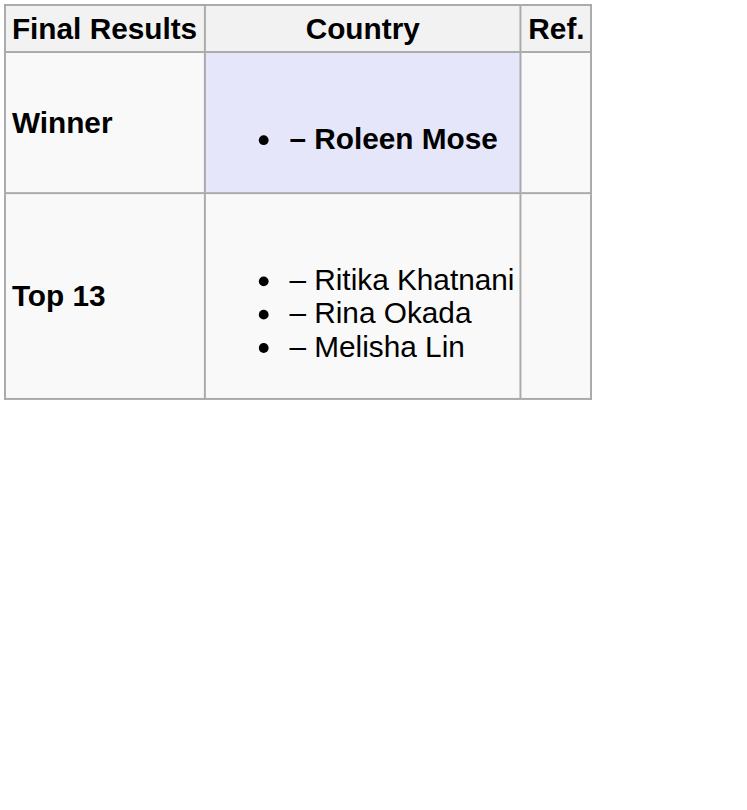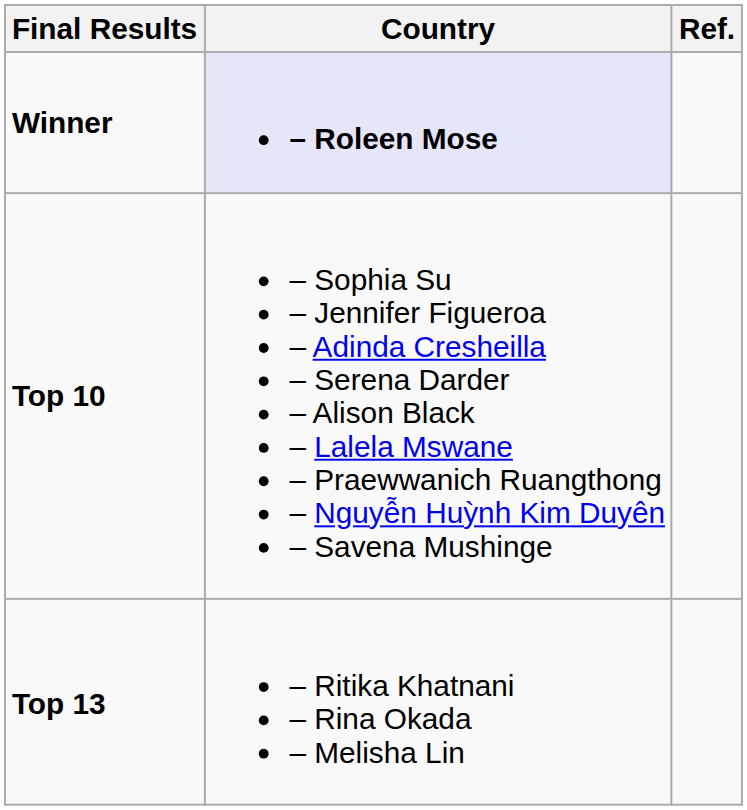+ row: (59, 396)
